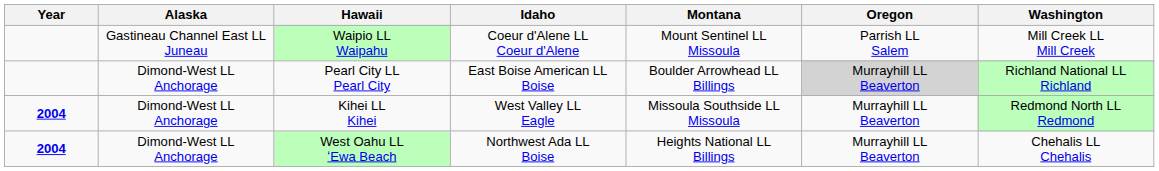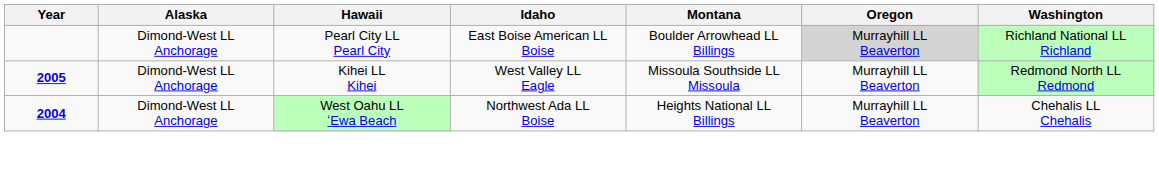- row: (362, 43)
(51, 114) 2004 -> (51, 78) 2005
